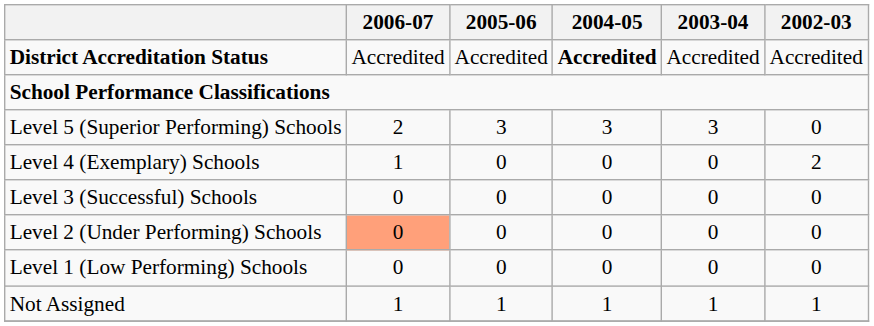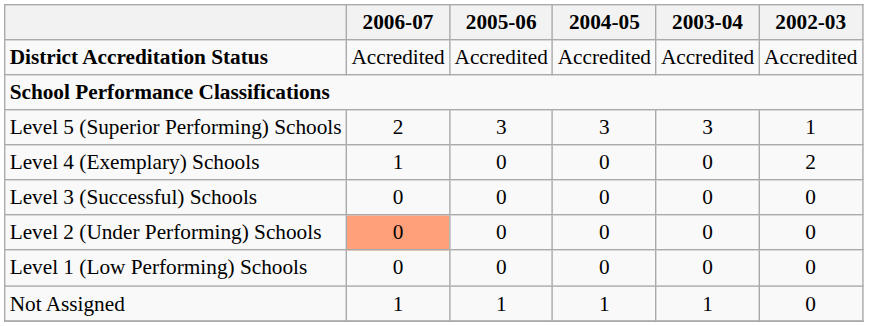(607, 57) bold -> (604, 57) normal
(816, 127) 0 -> (811, 127) 1
(816, 302) 1 -> (811, 302) 0
